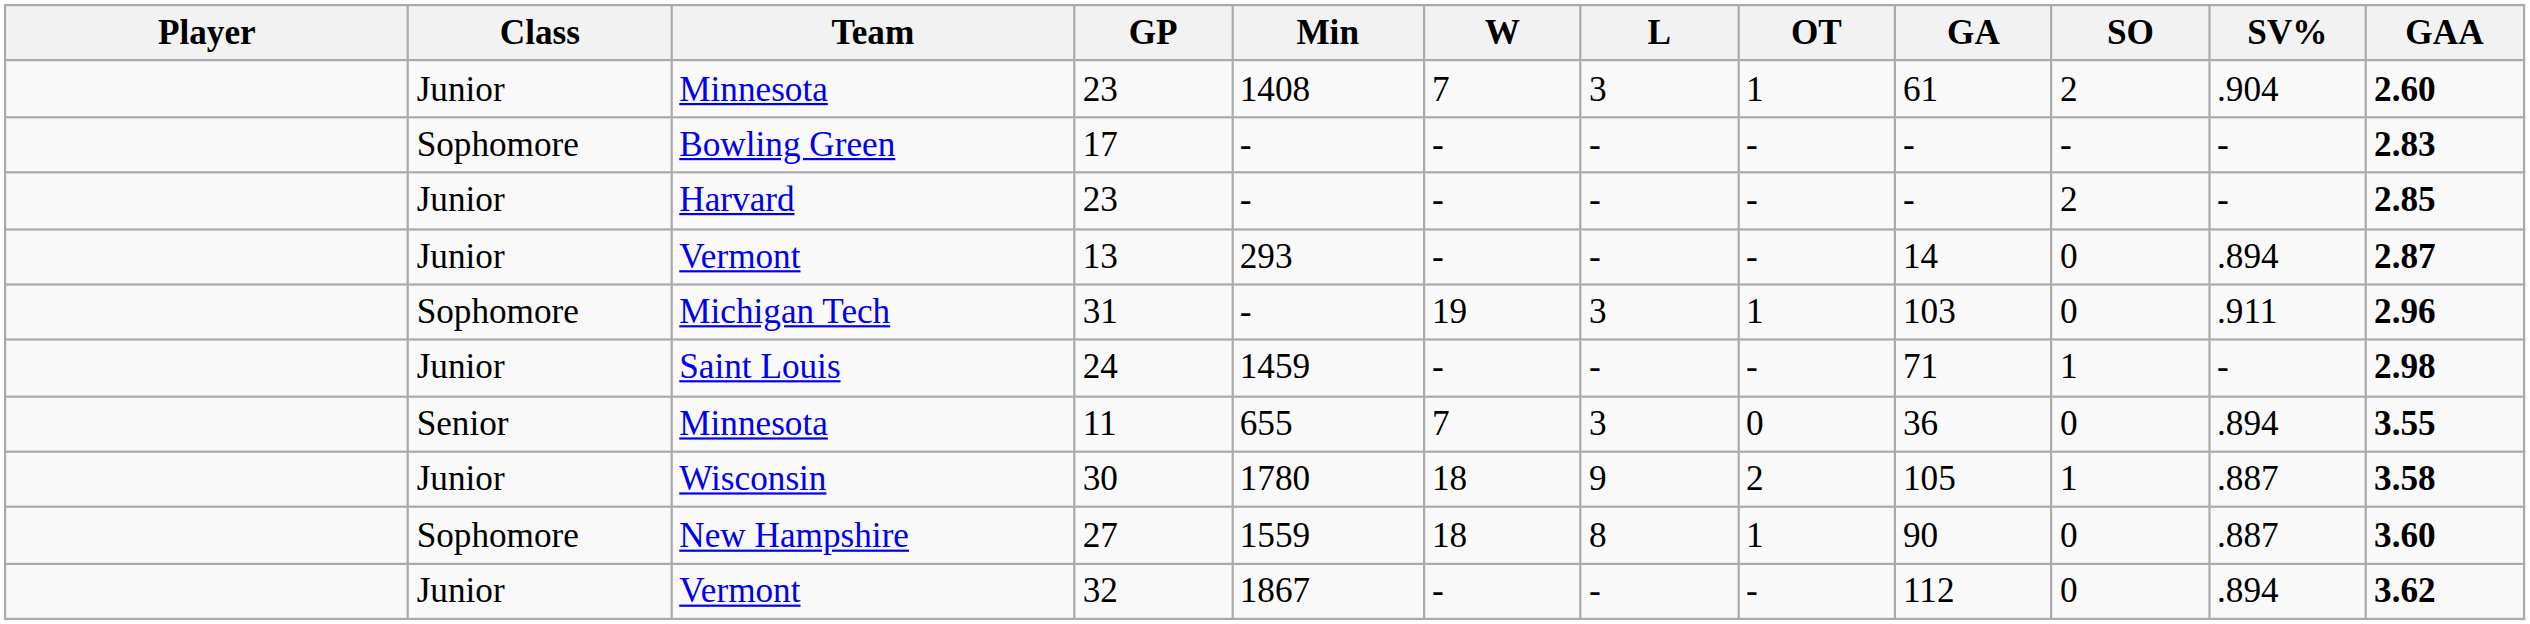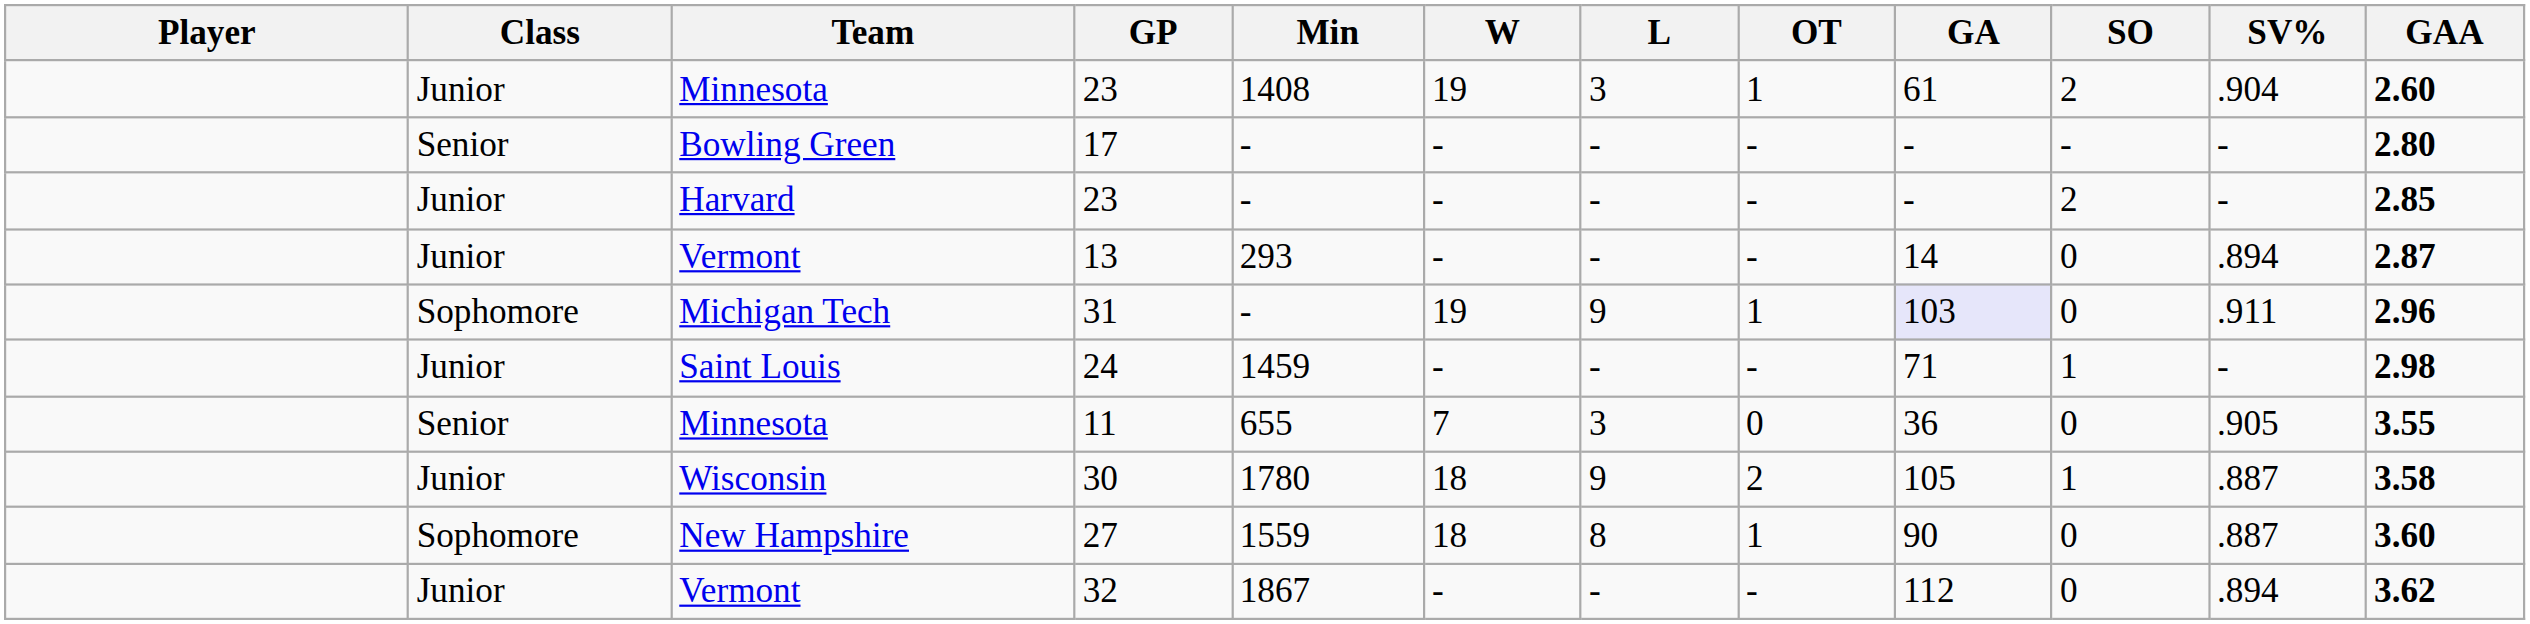(1441, 88) 7 -> (1450, 88) 19
(498, 144) Sophomore -> (463, 144) Senior
(2405, 144) 2.83 -> (2405, 144) 2.80
(1598, 311) 3 -> (1598, 311) 9
(1929, 311) no background -> (1929, 311) lavender background
(2248, 423) .894 -> (2248, 423) .905
